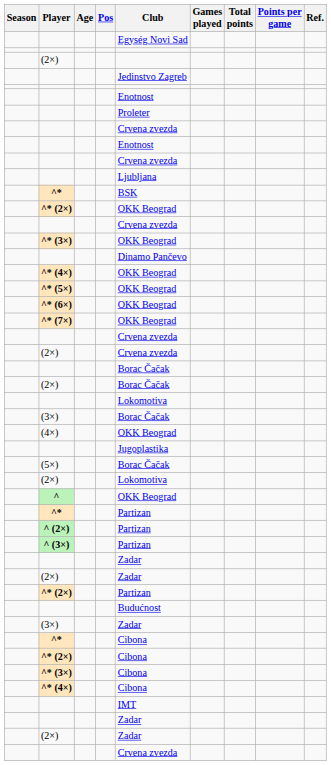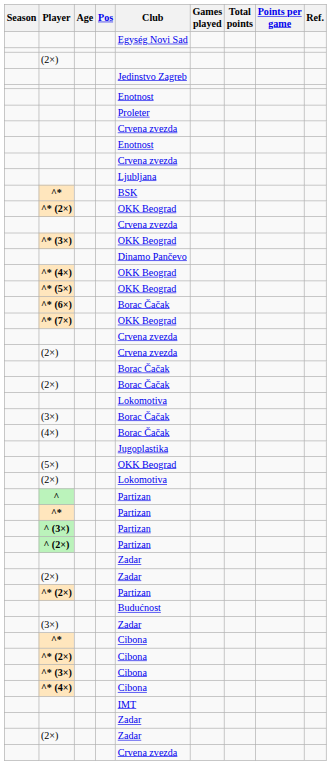(147, 304) OKK Beograd -> (144, 304) Borac Čačak
(147, 432) OKK Beograd -> (144, 432) Borac Čačak
(144, 464) Borac Čačak -> (147, 464) OKK Beograd
(147, 496) OKK Beograd -> (134, 496) Partizan
rows swapped: (21, 529) <-> (21, 545)
